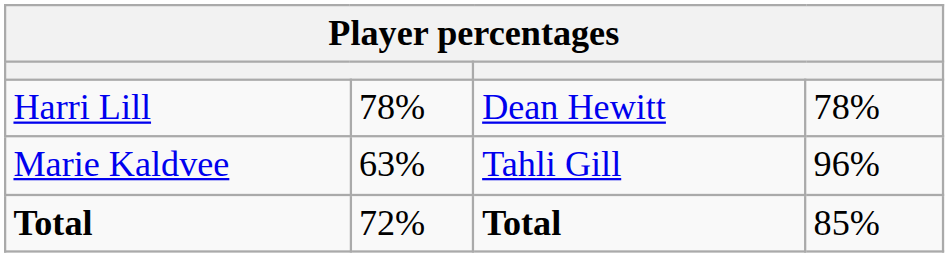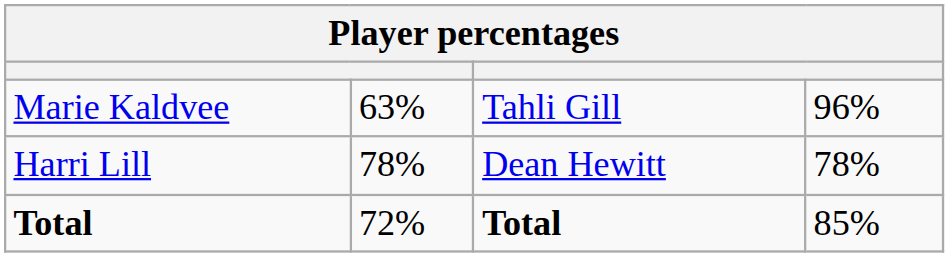rows swapped: (121, 164) <-> (82, 107)
